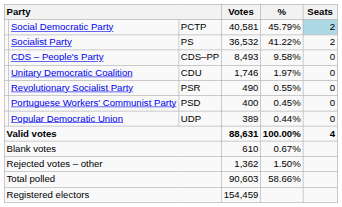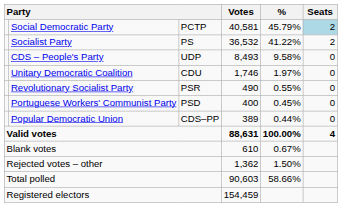(200, 57) CDS–PP -> (191, 57) UDP
(191, 118) UDP -> (200, 118) CDS–PP
